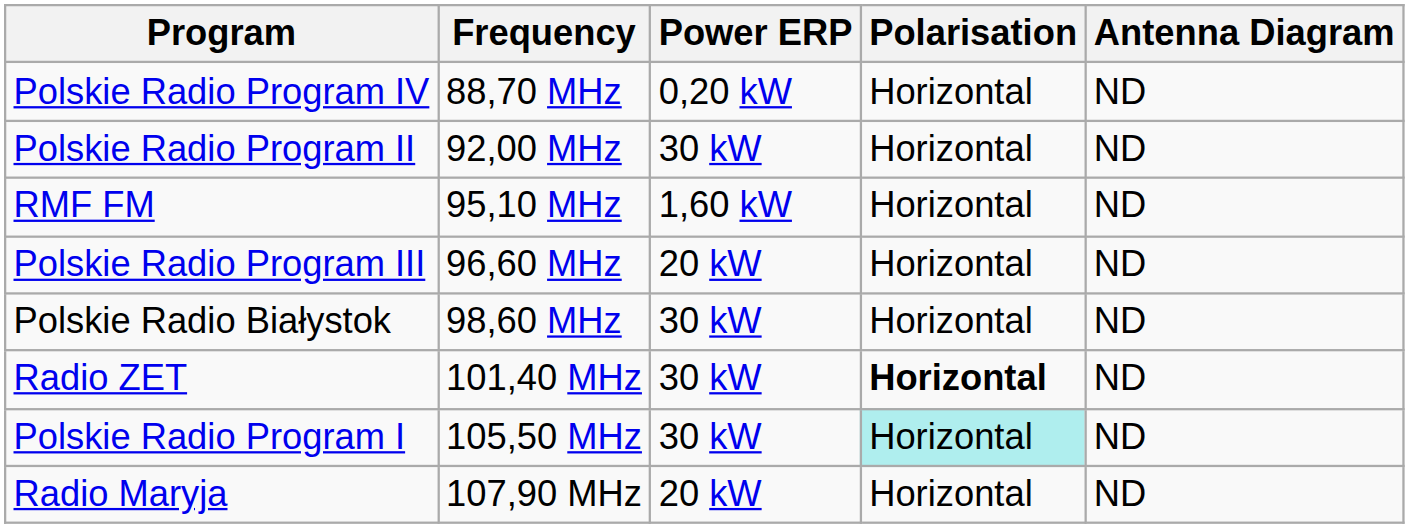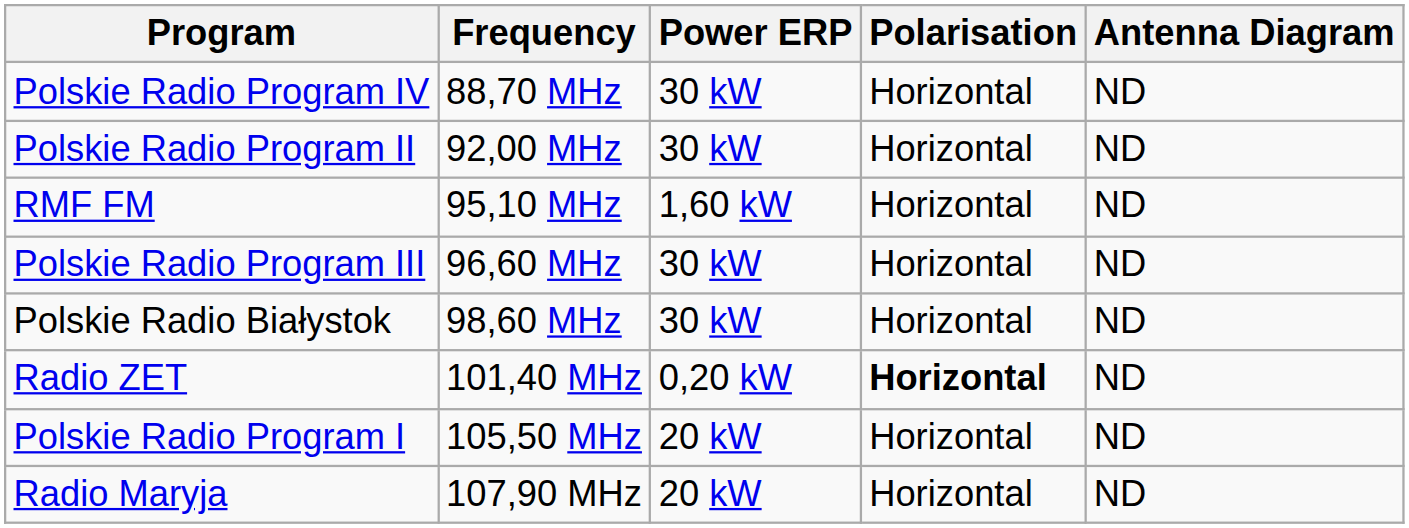(725, 90) 0,20 kW -> (710, 90) 30 kW
(710, 263) 20 kW -> (710, 263) 30 kW
(710, 378) 30 kW -> (725, 378) 0,20 kW
(710, 436) 30 kW -> (710, 436) 20 kW
(951, 436) paleturquoise background -> (951, 436) no background
